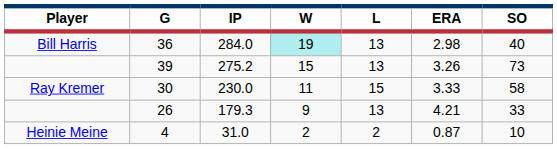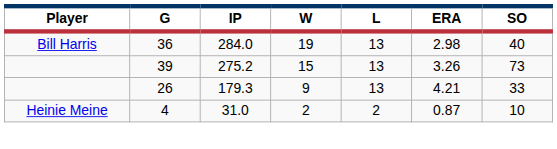(306, 44) paleturquoise background -> (306, 44) no background
- row: (165, 88)
